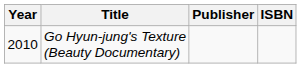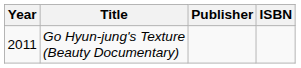(23, 44) 2010 -> (22, 44) 2011
